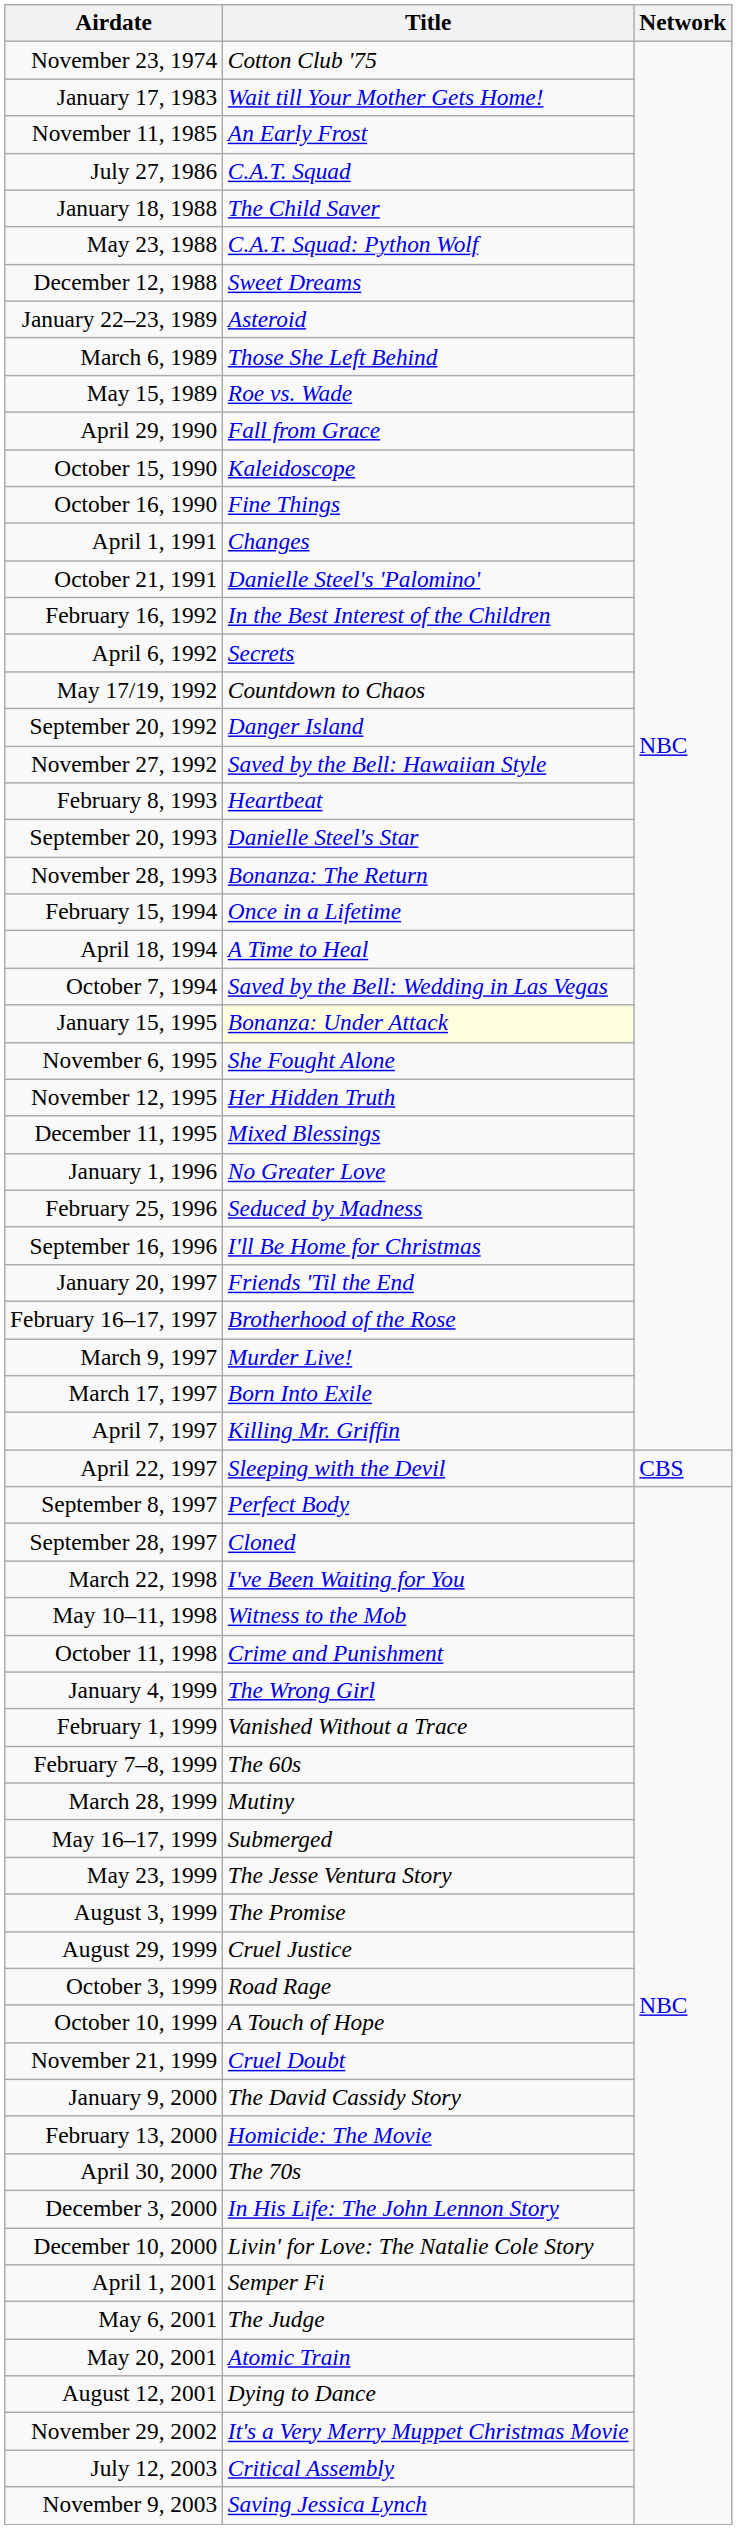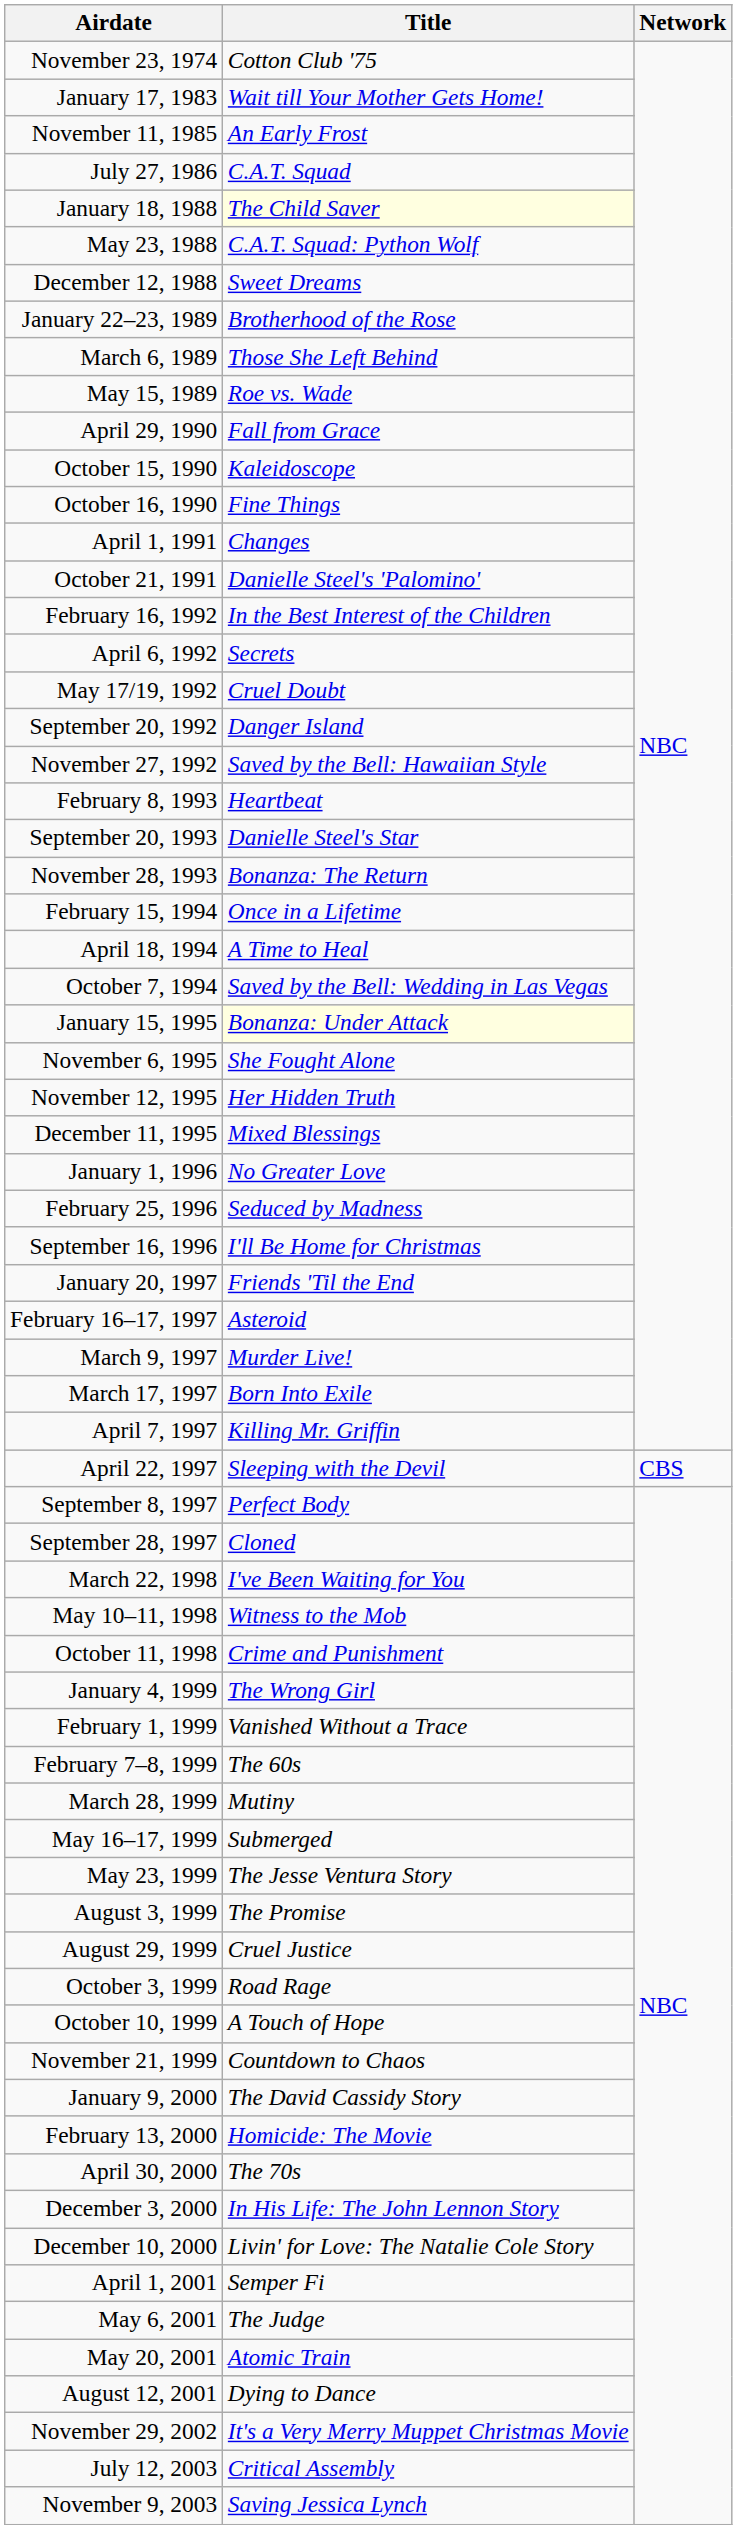(304, 208) no background -> (304, 208) lightyellow background
(267, 319) Asteroid -> (342, 319) Brotherhood of the Rose
(327, 689) Countdown to Chaos -> (287, 689) Cruel Doubt
(342, 1319) Brotherhood of the Rose -> (267, 1319) Asteroid
(287, 2060) Cruel Doubt -> (327, 2060) Countdown to Chaos
